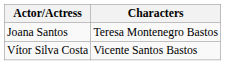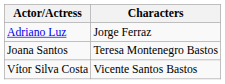+ row: (37, 32)
